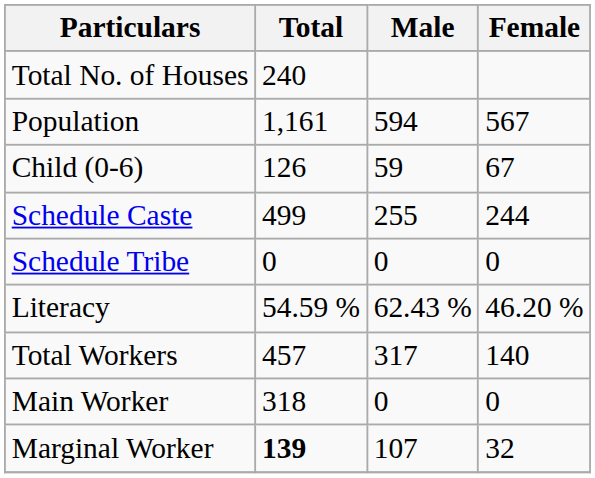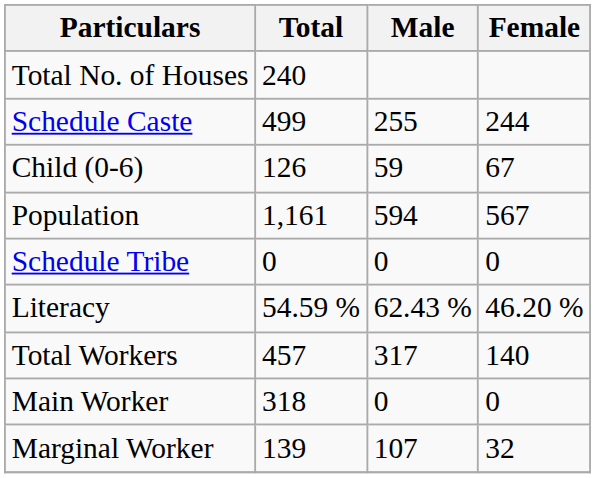rows swapped: (76, 121) <-> (102, 214)
(284, 448) bold -> (284, 448) normal
